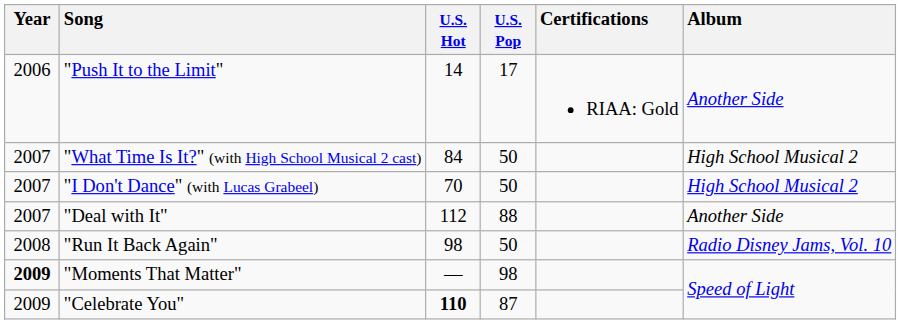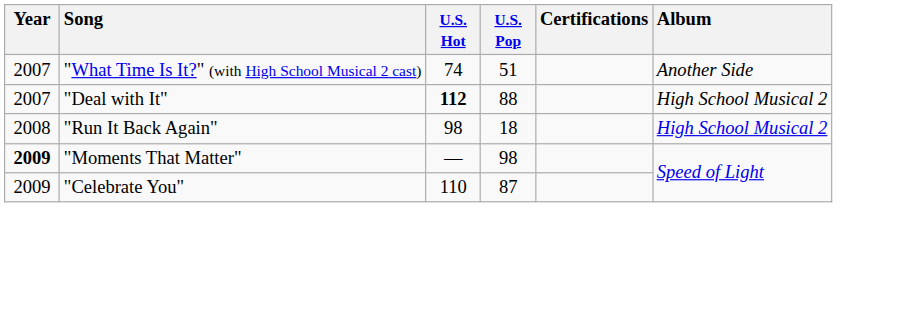- row: (144, 69)
(453, 156) 84 -> (453, 69) 74
(508, 156) 50 -> (508, 69) 51
(772, 156) High School Musical 2 -> (705, 69) Another Side
- row: (191, 186)
(453, 215) normal -> (453, 98) bold
(735, 215) Another Side -> (742, 98) High School Musical 2
(508, 245) 50 -> (508, 128) 18
(789, 245) Radio Disney Jams, Vol. 10 -> (742, 128) High School Musical 2
(453, 304) bold -> (453, 187) normal
